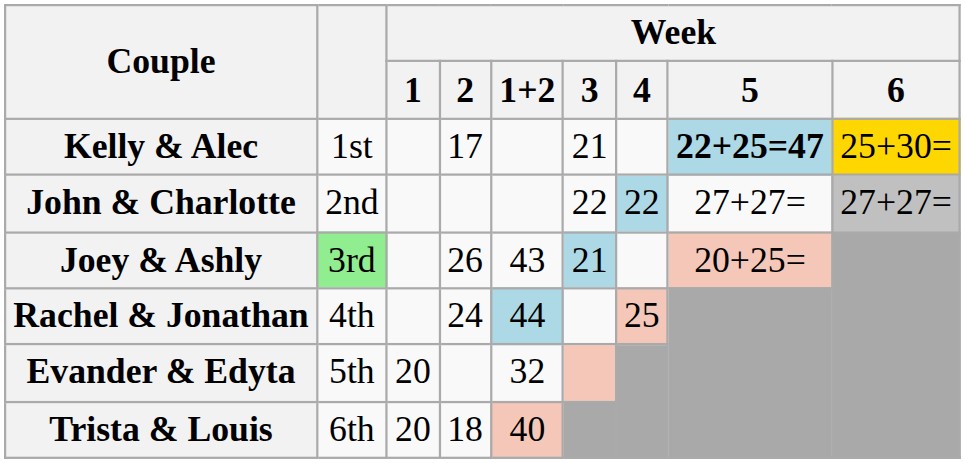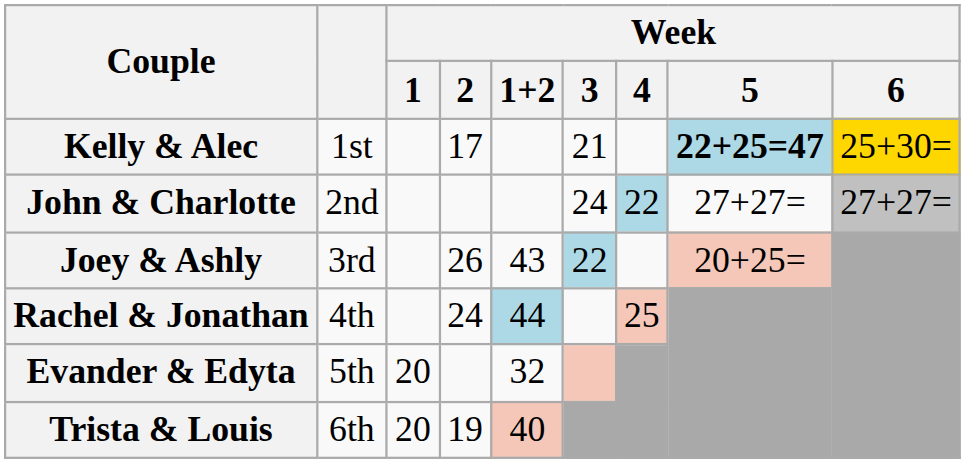(590, 202) 22 -> (590, 202) 24
(352, 259) lightgreen background -> (352, 259) no background
(590, 259) 21 -> (590, 259) 22
(465, 428) 18 -> (465, 428) 19
